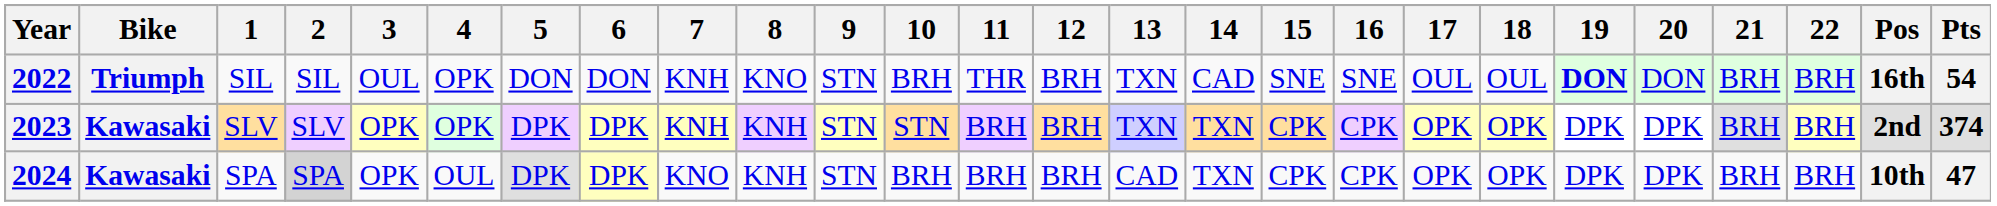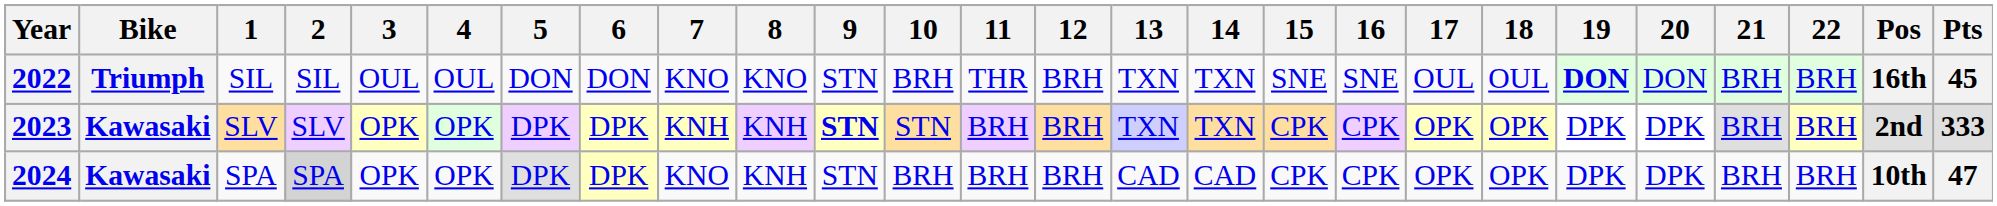(464, 78) OPK -> (464, 78) OUL
(697, 78) KNH -> (697, 78) KNO
(1223, 78) CAD -> (1225, 78) TXN
(1961, 78) 54 -> (1963, 78) 45
(849, 127) normal -> (850, 127) bold
(1961, 127) 374 -> (1963, 127) 333
(464, 176) OUL -> (464, 176) OPK
(1223, 176) TXN -> (1225, 176) CAD
